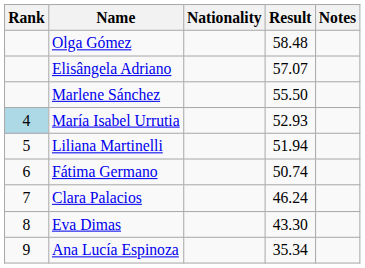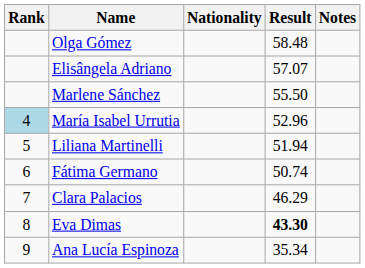(290, 120) 52.93 -> (290, 120) 52.96
(290, 198) 46.24 -> (290, 198) 46.29
(290, 224) normal -> (290, 224) bold
